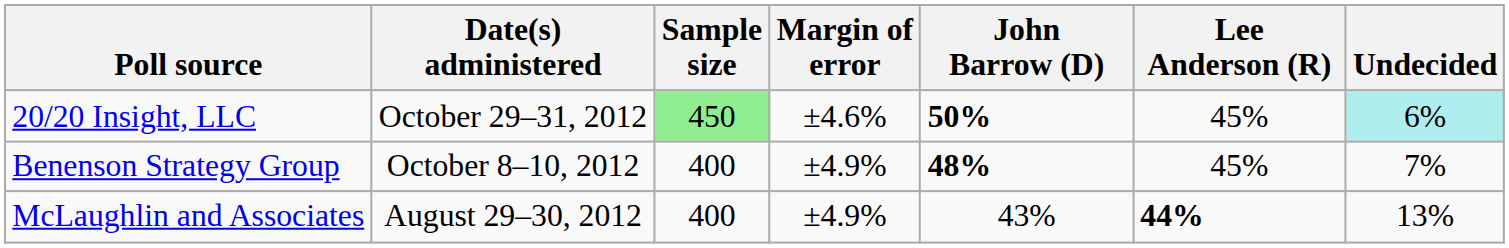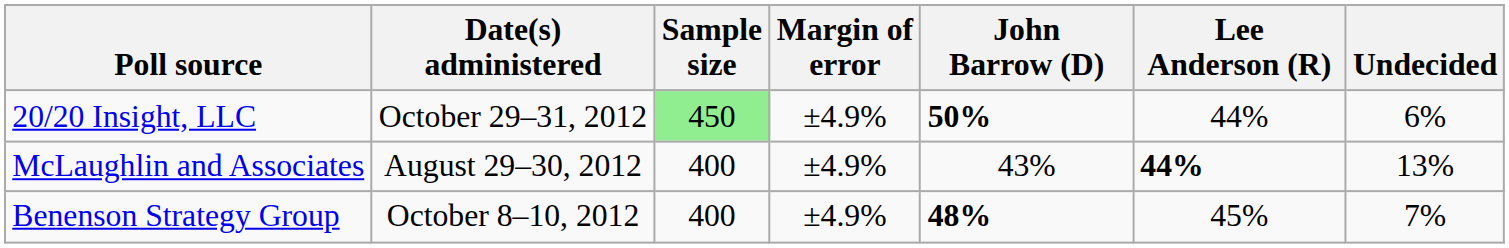(845, 115) ±4.6% -> (845, 115) ±4.9%
(1239, 115) 45% -> (1239, 115) 44%
(1425, 115) paleturquoise background -> (1425, 115) no background
rows swapped: (176, 165) <-> (188, 215)
